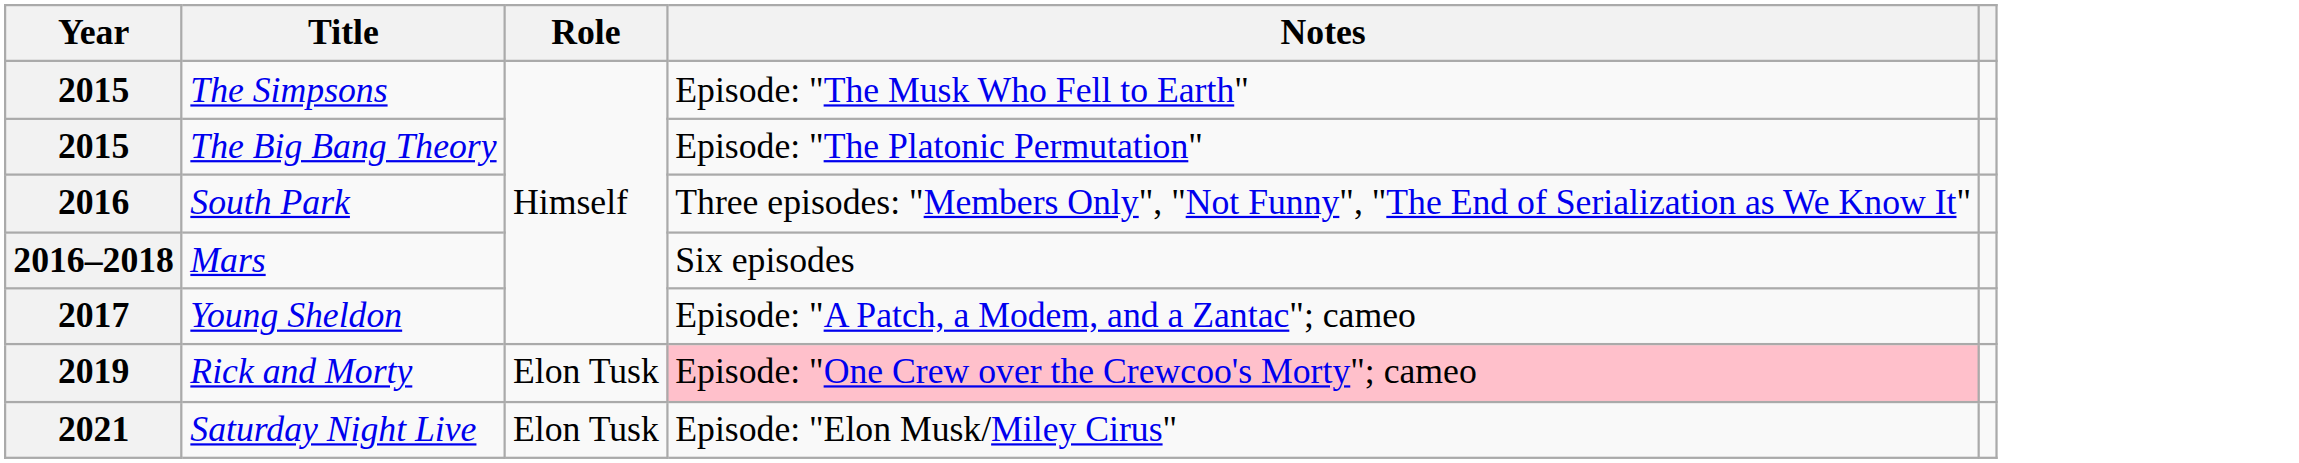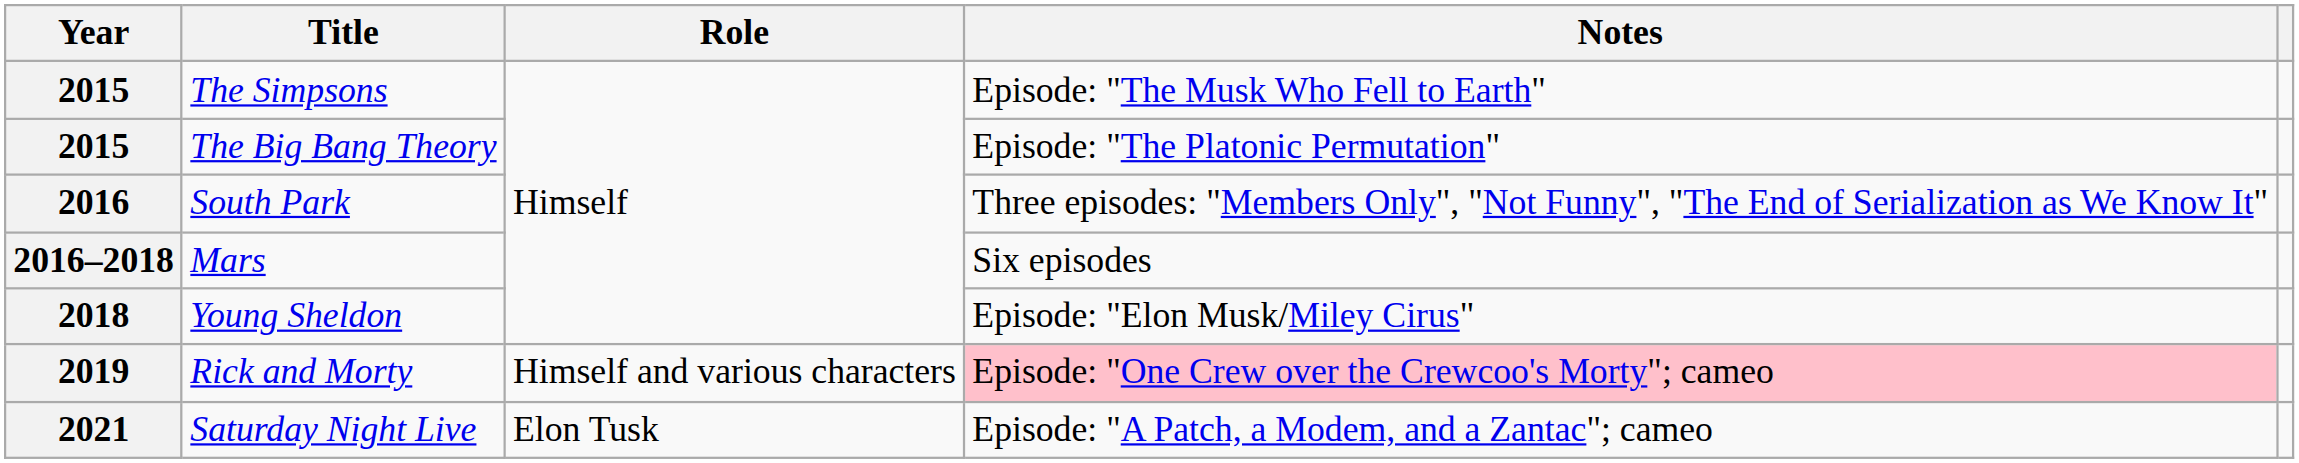(94, 315) 2017 -> (94, 315) 2018
(1046, 315) Episode: "A Patch, a Modem, and a Zantac"; cameo -> (1223, 315) Episode: "Elon Musk/Miley Cirus"
(586, 372) Elon Tusk -> (734, 372) Himself and various characters
(926, 428) Episode: "Elon Musk/Miley Cirus" -> (1343, 428) Episode: "A Patch, a Modem, and a Zantac"; cameo
